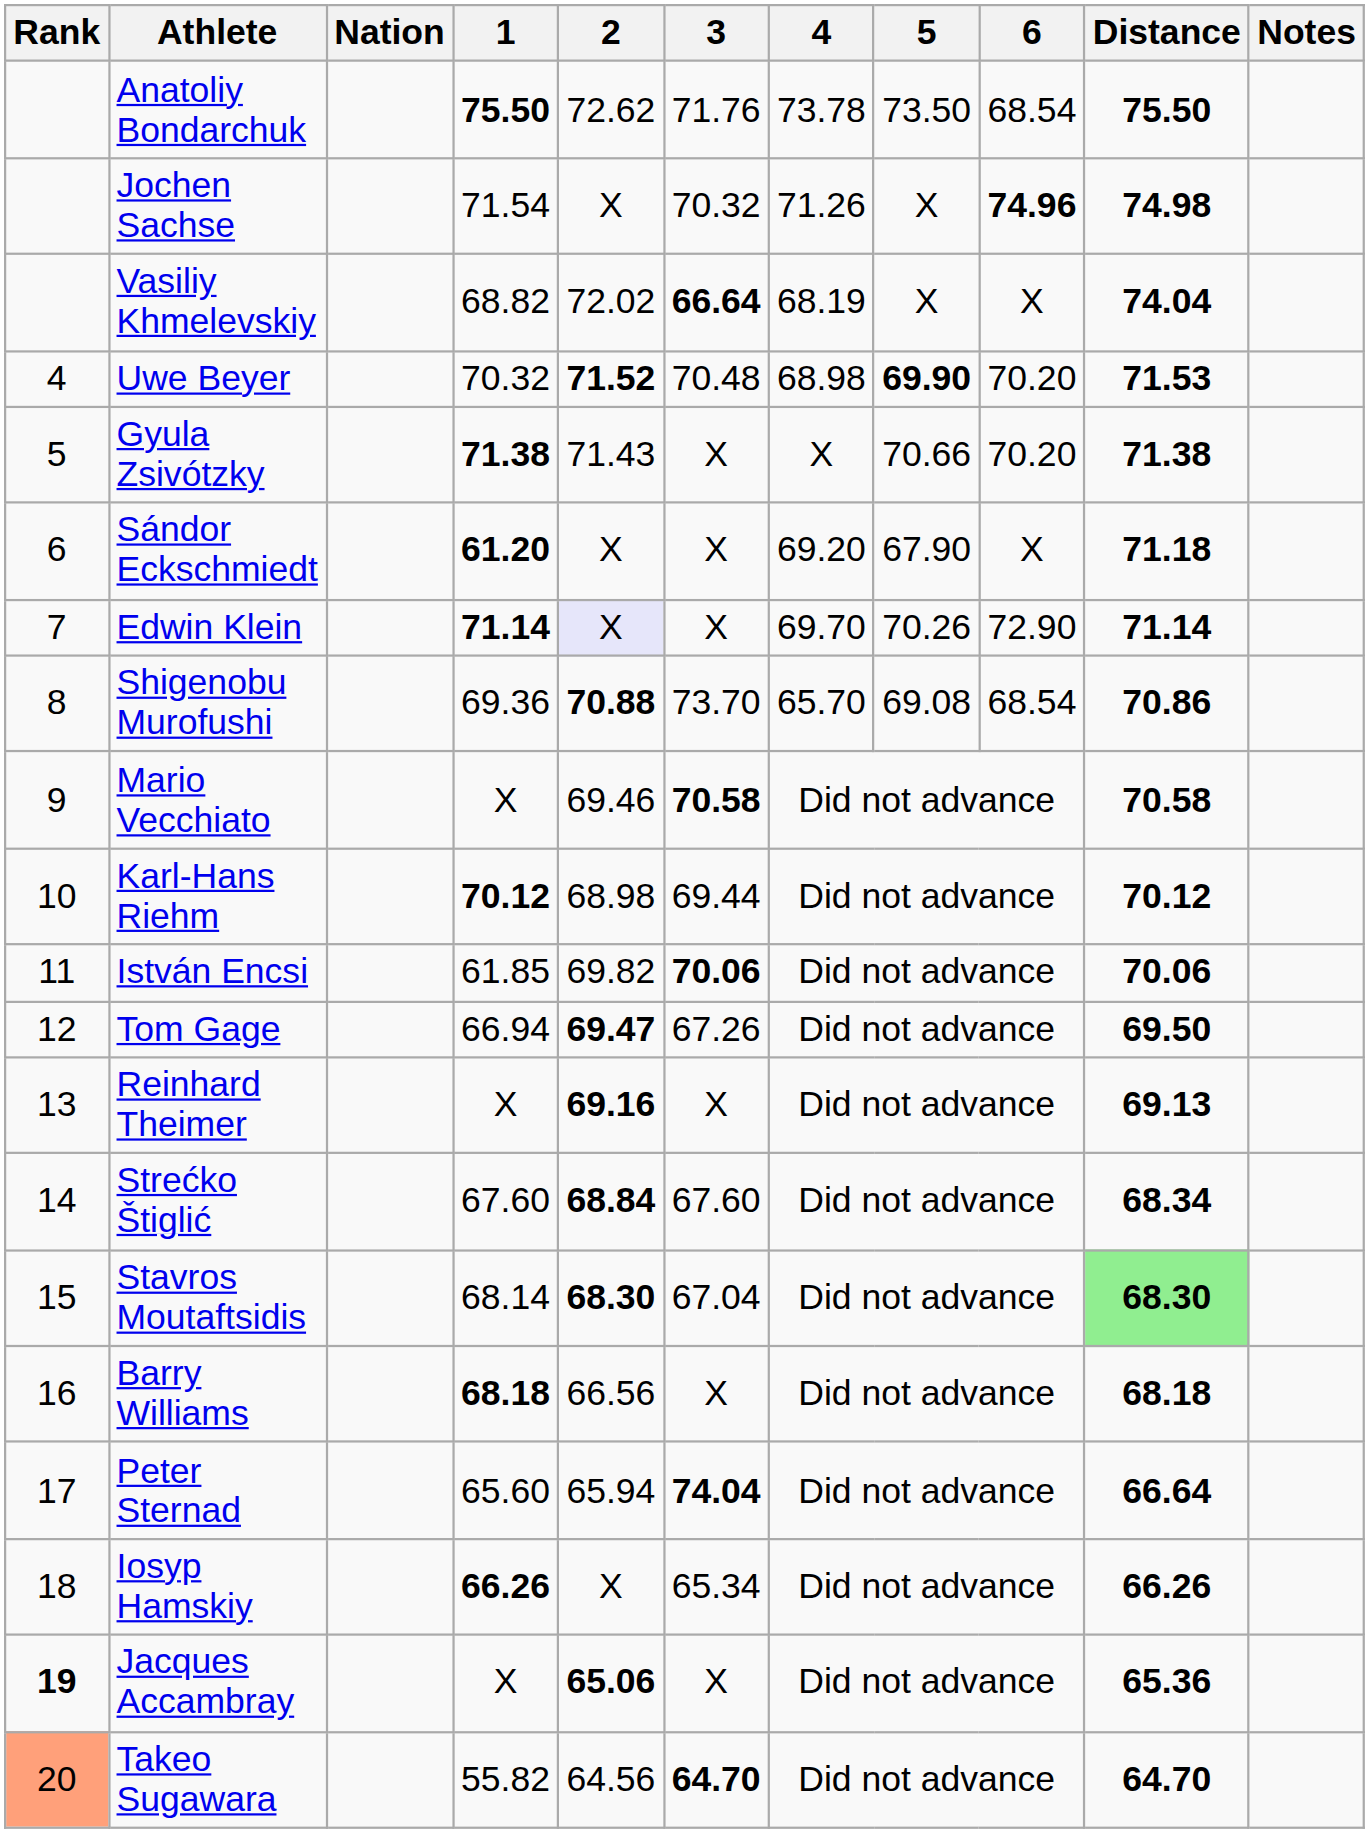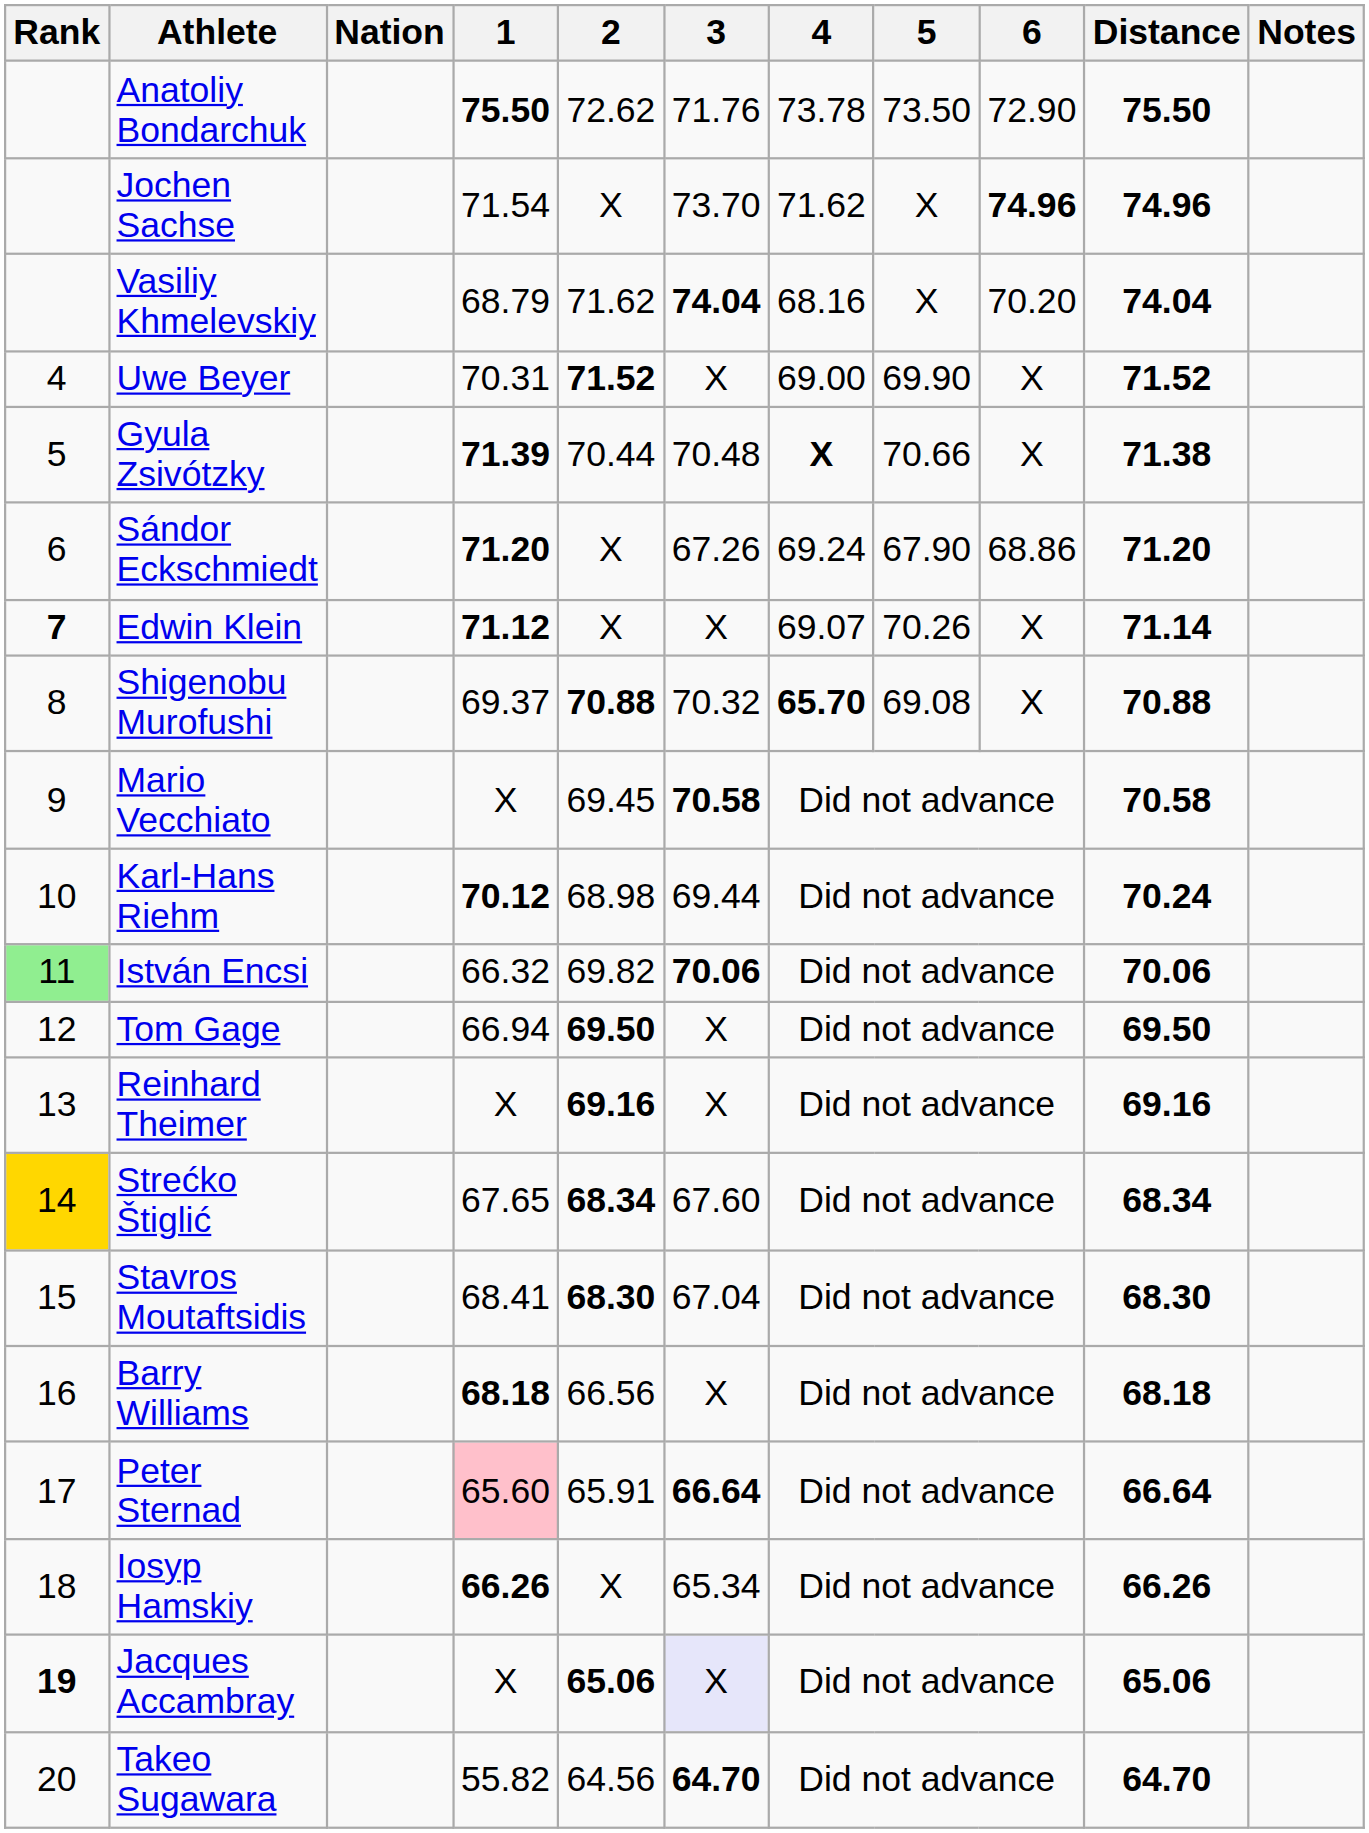(1032, 108) 68.54 -> (1032, 108) 72.90
(716, 205) 70.32 -> (716, 205) 73.70
(821, 205) 71.26 -> (821, 205) 71.62
(1167, 205) 74.98 -> (1167, 205) 74.96
(506, 301) 68.82 -> (506, 301) 68.79
(611, 301) 72.02 -> (611, 301) 71.62
(716, 301) 66.64 -> (716, 301) 74.04
(821, 301) 68.19 -> (821, 301) 68.16
(1032, 301) X -> (1032, 301) 70.20
(506, 377) 70.32 -> (506, 377) 70.31
(716, 377) 70.48 -> (716, 377) X
(821, 377) 68.98 -> (821, 377) 69.00
(927, 377) bold -> (927, 377) normal
(1032, 377) 70.20 -> (1032, 377) X
(1167, 377) 71.53 -> (1167, 377) 71.52
(506, 454) 71.38 -> (506, 454) 71.39
(611, 454) 71.43 -> (611, 454) 70.44
(716, 454) X -> (716, 454) 70.48
(821, 454) normal -> (821, 454) bold
(1032, 454) 70.20 -> (1032, 454) X
(506, 550) 61.20 -> (506, 550) 71.20
(716, 550) X -> (716, 550) 67.26
(821, 550) 69.20 -> (821, 550) 69.24
(1032, 550) X -> (1032, 550) 68.86
(1167, 550) 71.18 -> (1167, 550) 71.20
(57, 626) normal -> (57, 626) bold
(506, 626) 71.14 -> (506, 626) 71.12
(611, 626) lavender background -> (611, 626) no background
(821, 626) 69.70 -> (821, 626) 69.07
(1032, 626) 72.90 -> (1032, 626) X
(506, 703) 69.36 -> (506, 703) 69.37
(716, 703) 73.70 -> (716, 703) 70.32
(821, 703) normal -> (821, 703) bold
(1032, 703) 68.54 -> (1032, 703) X
(1167, 703) 70.86 -> (1167, 703) 70.88
(611, 799) 69.46 -> (611, 799) 69.45
(1167, 895) 70.12 -> (1167, 895) 70.24
(57, 972) no background -> (57, 972) lightgreen background
(506, 972) 61.85 -> (506, 972) 66.32
(611, 1028) 69.47 -> (611, 1028) 69.50
(716, 1028) 67.26 -> (716, 1028) X
(1167, 1104) 69.13 -> (1167, 1104) 69.16
(57, 1200) no background -> (57, 1200) gold background
(506, 1200) 67.60 -> (506, 1200) 67.65
(611, 1200) 68.84 -> (611, 1200) 68.34
(506, 1297) 68.14 -> (506, 1297) 68.41
(1167, 1297) lightgreen background -> (1167, 1297) no background
(506, 1489) no background -> (506, 1489) pink background
(611, 1489) 65.94 -> (611, 1489) 65.91
(716, 1489) 74.04 -> (716, 1489) 66.64
(716, 1682) no background -> (716, 1682) lavender background
(1167, 1682) 65.36 -> (1167, 1682) 65.06
(57, 1778) lightsalmon background -> (57, 1778) no background
